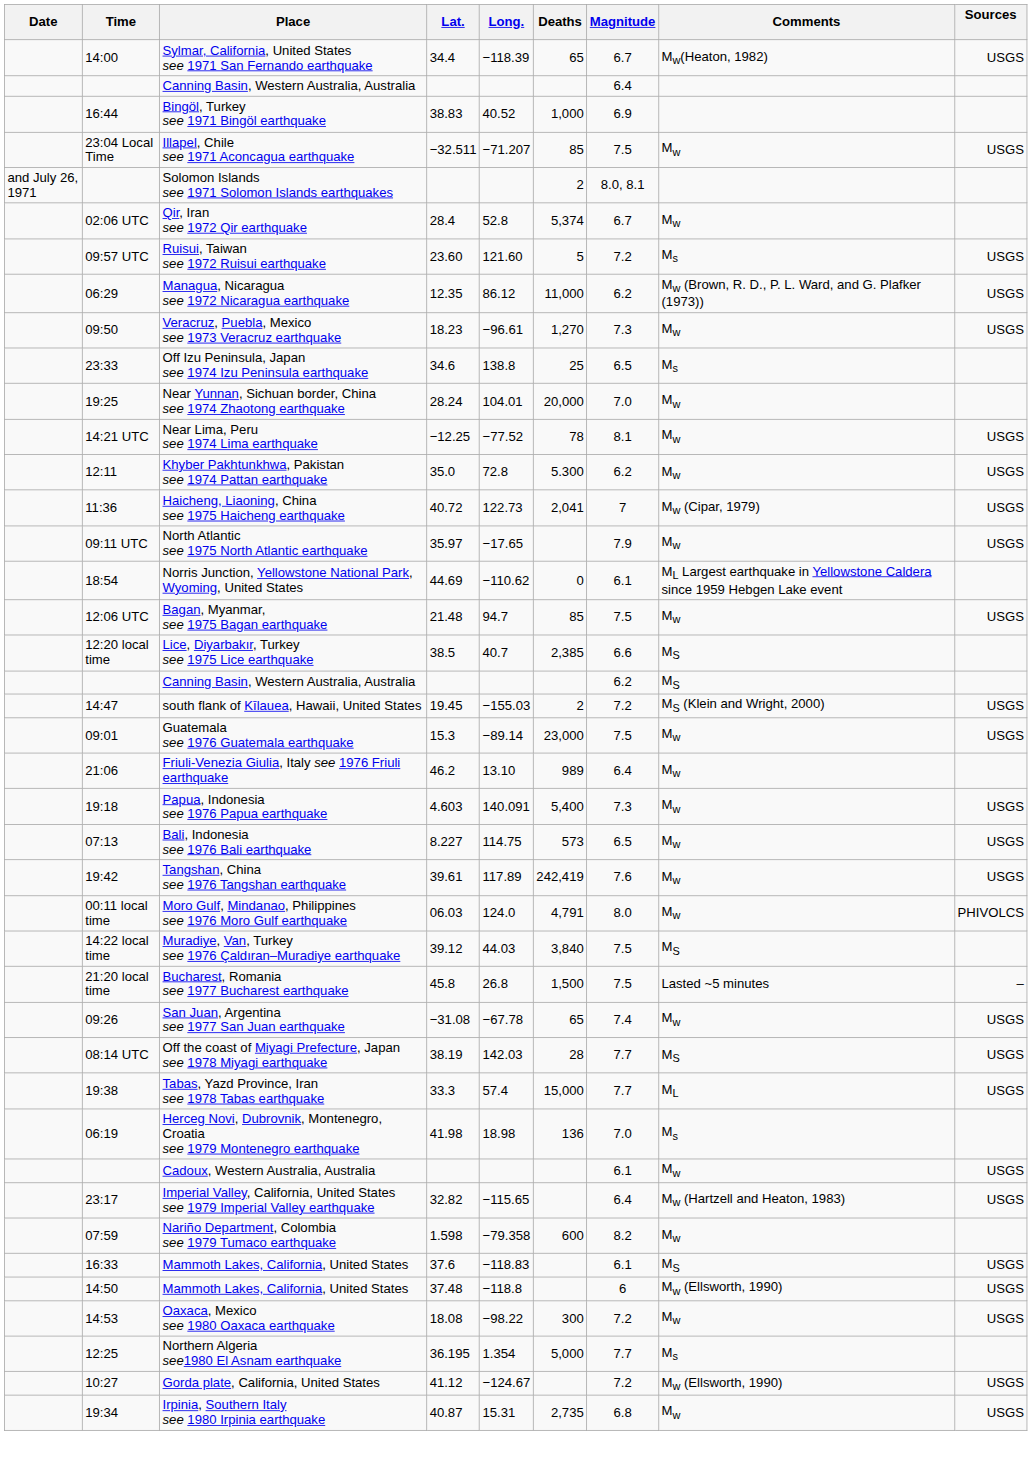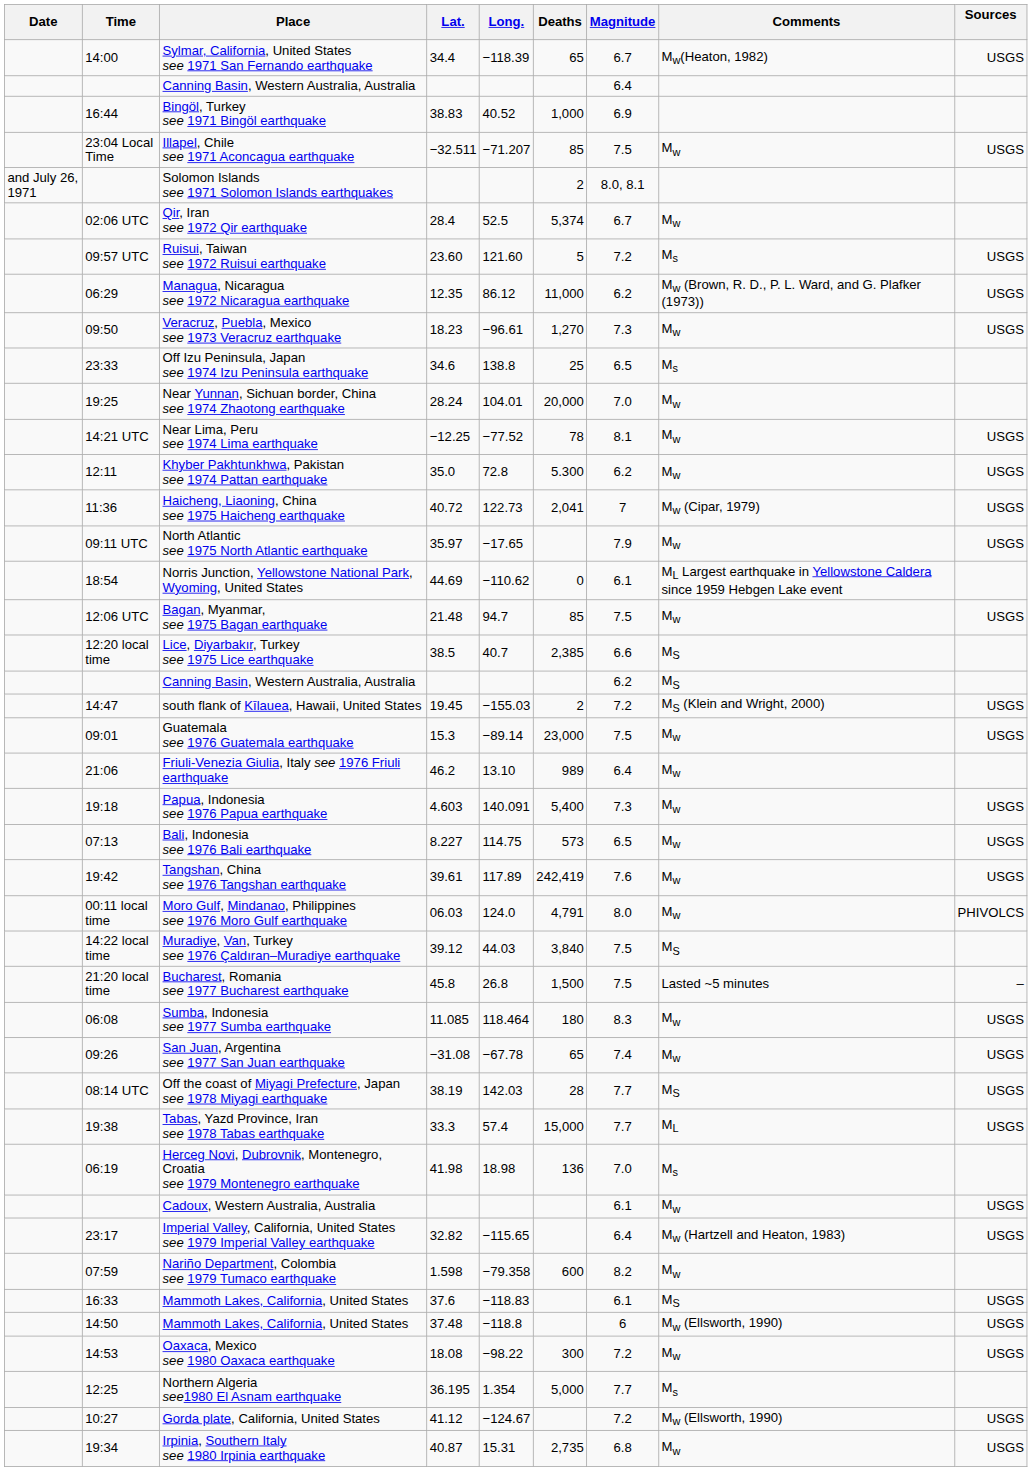(495, 220) 52.8 -> (495, 220) 52.5
+ row: (102, 1019)
